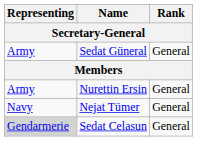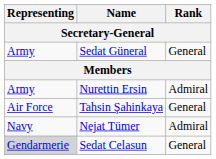(171, 88) General -> (188, 88) Admiral
+ row: (121, 107)
(171, 107) General -> (188, 126) Admiral
